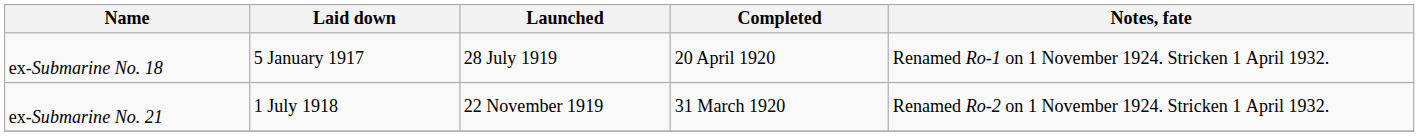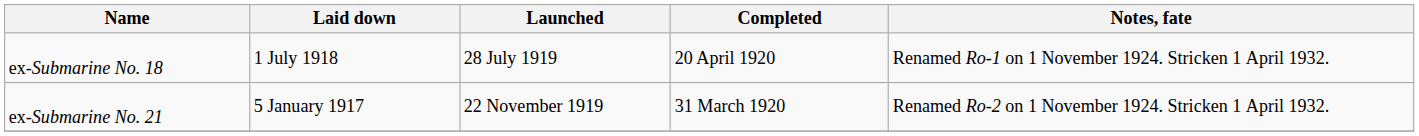(309, 57) 5 January 1917 -> (296, 57) 1 July 1918
(296, 106) 1 July 1918 -> (309, 106) 5 January 1917
